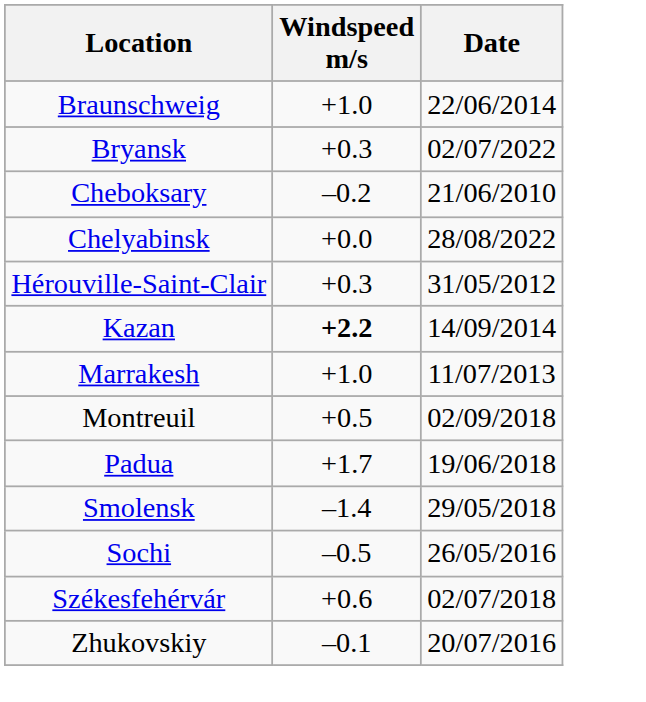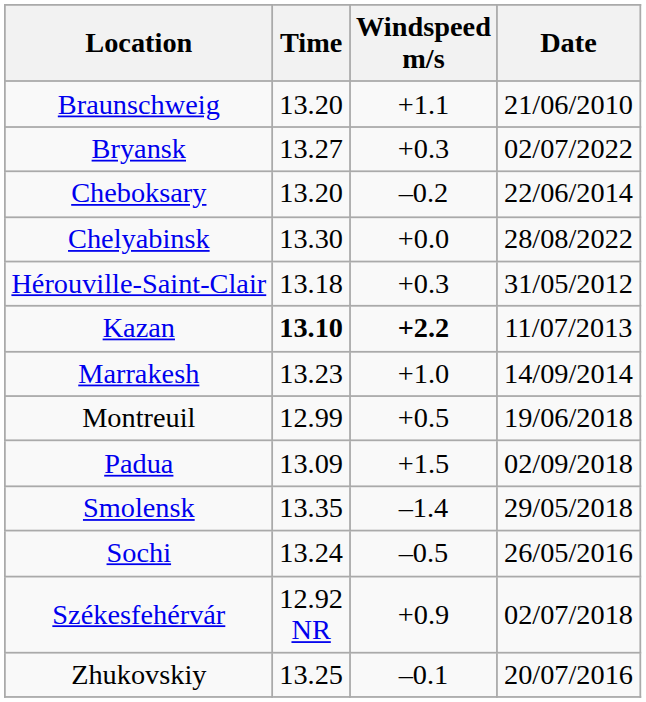+ column: (311, 42)
(347, 103) +1.0 -> (423, 103) +1.1
(492, 103) 22/06/2014 -> (568, 103) 21/06/2010
(492, 193) 21/06/2010 -> (568, 193) 22/06/2014
(492, 328) 14/09/2014 -> (568, 328) 11/07/2013
(492, 373) 11/07/2013 -> (568, 373) 14/09/2014
(492, 418) 02/09/2018 -> (568, 418) 19/06/2018
(347, 463) +1.7 -> (423, 463) +1.5
(492, 463) 19/06/2018 -> (568, 463) 02/09/2018
(347, 597) +0.6 -> (423, 613) +0.9
